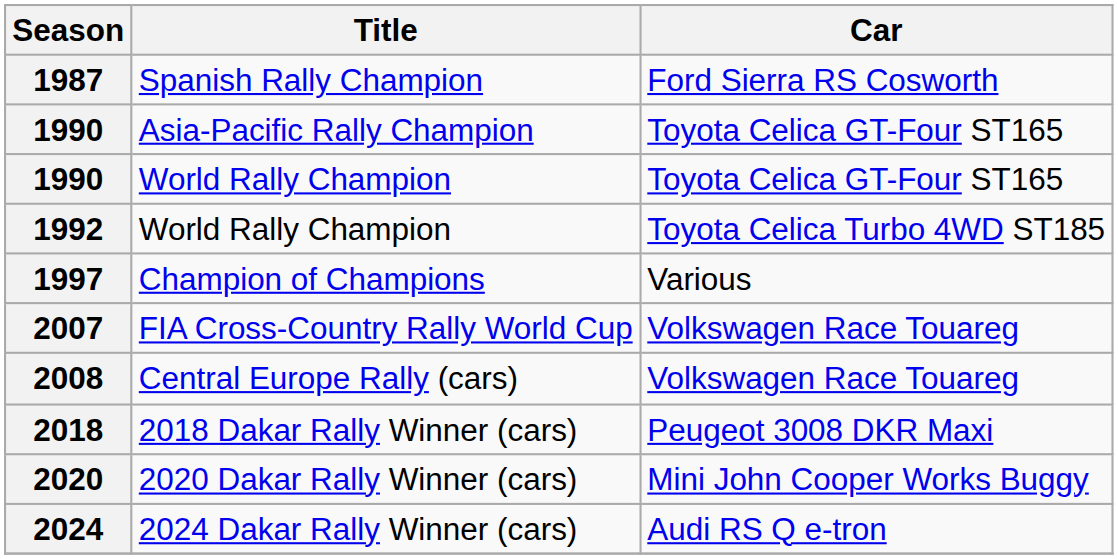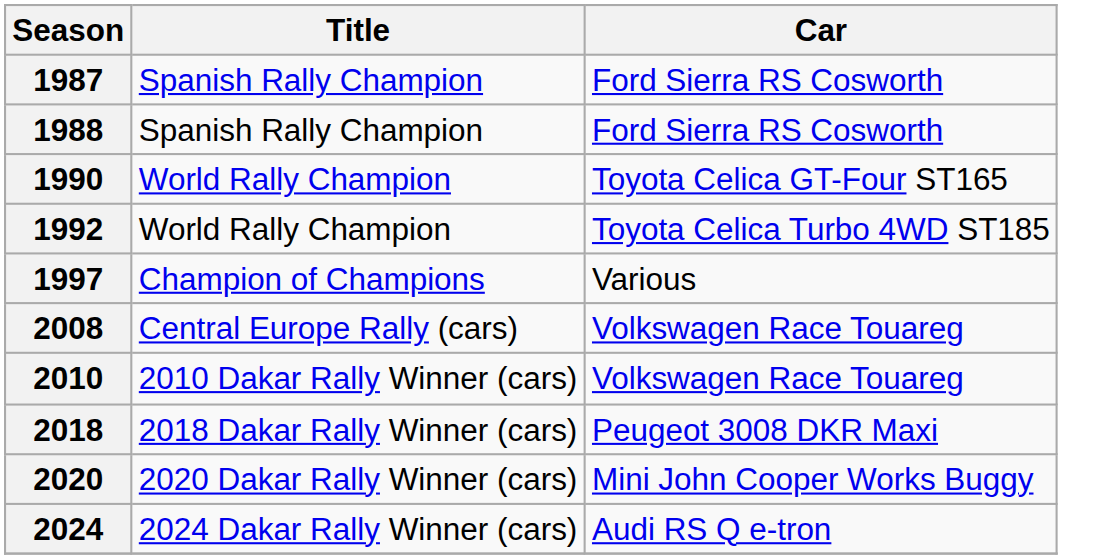+ row: (68, 130)
- row: (68, 130)
- row: (68, 329)
+ row: (68, 379)
